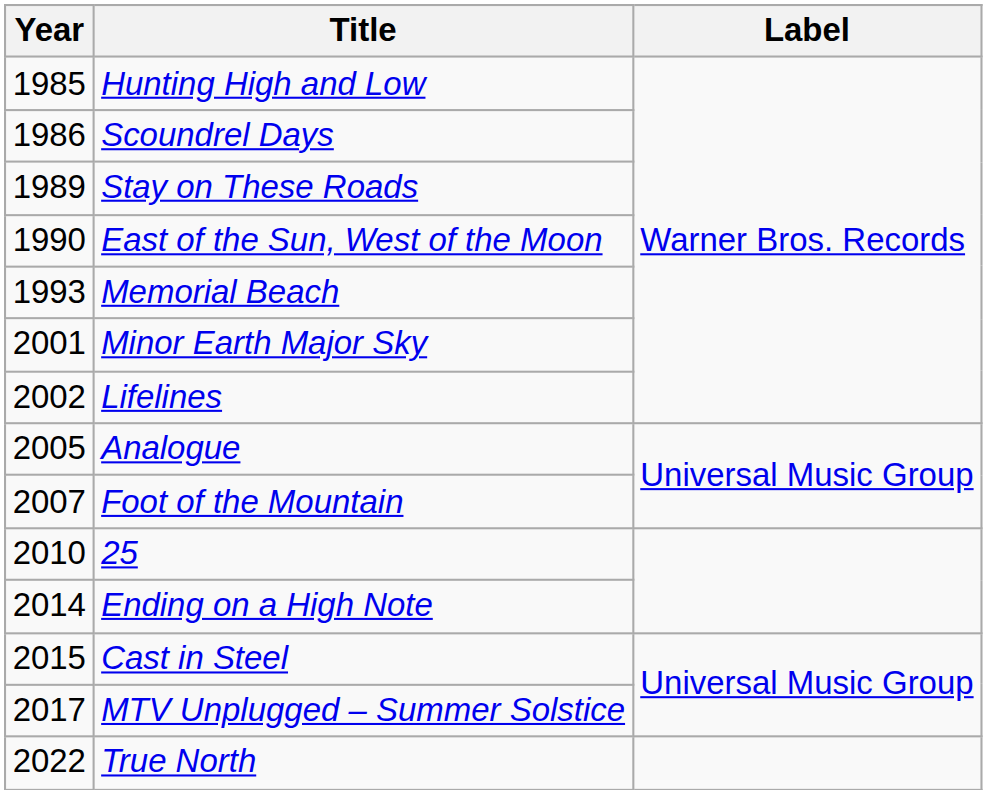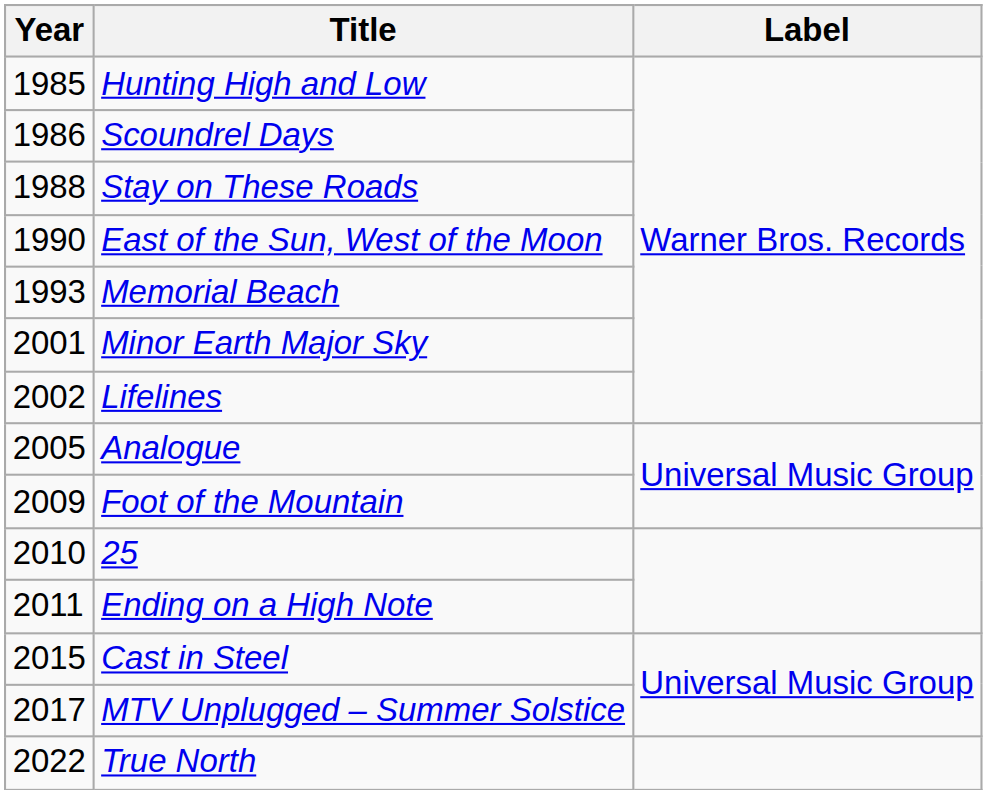(49, 187) 1989 -> (49, 187) 1988
(49, 501) 2007 -> (49, 501) 2009
(49, 605) 2014 -> (48, 605) 2011
